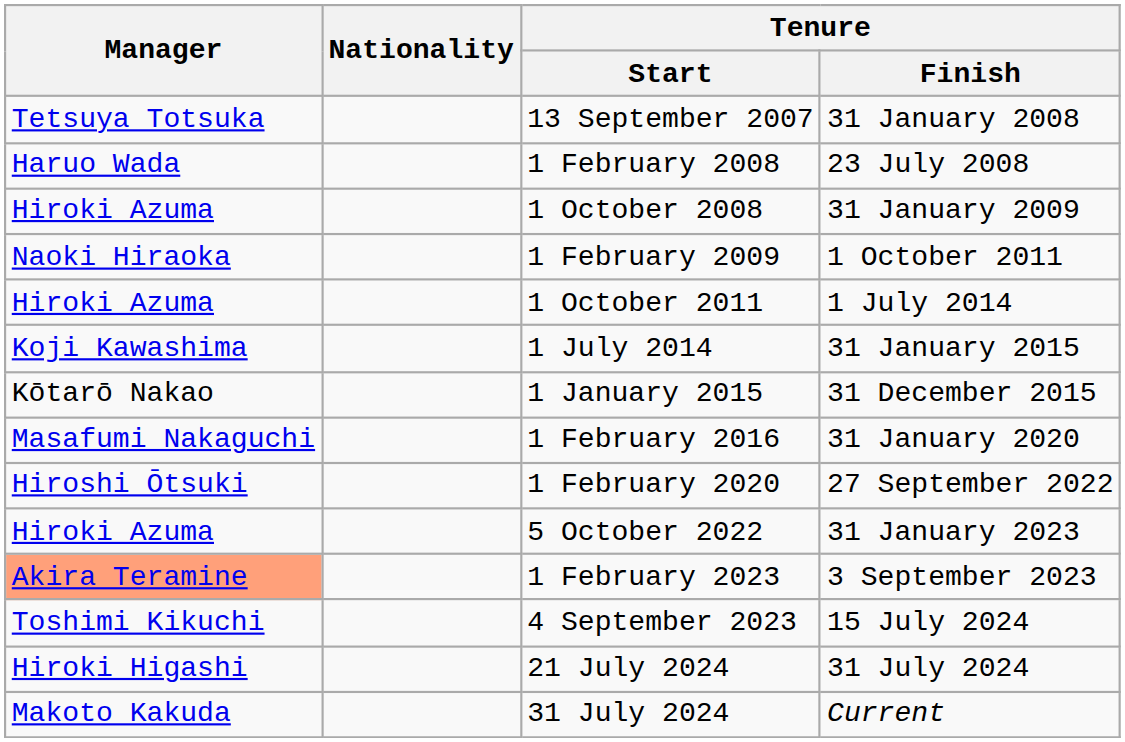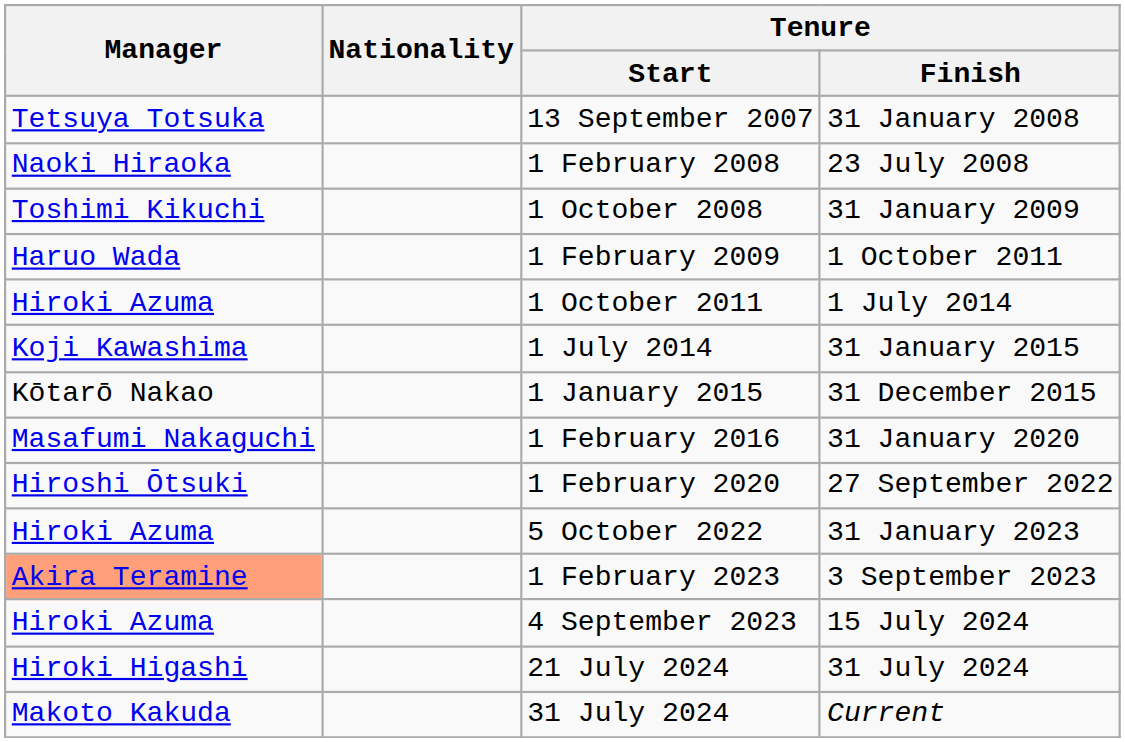(96, 165) Haruo Wada -> (121, 165) Naoki Hiraoka
(113, 211) Hiroki Azuma -> (138, 211) Toshimi Kikuchi
(121, 257) Naoki Hiraoka -> (96, 257) Haruo Wada
(138, 623) Toshimi Kikuchi -> (113, 623) Hiroki Azuma
